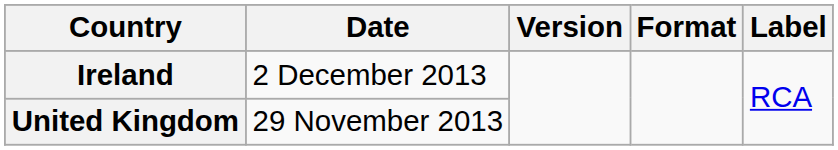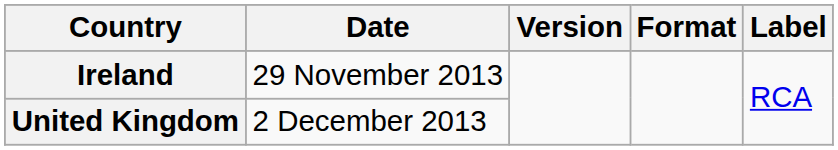(370, 74) 2 December 2013 -> (378, 74) 29 November 2013
(378, 121) 29 November 2013 -> (370, 121) 2 December 2013
